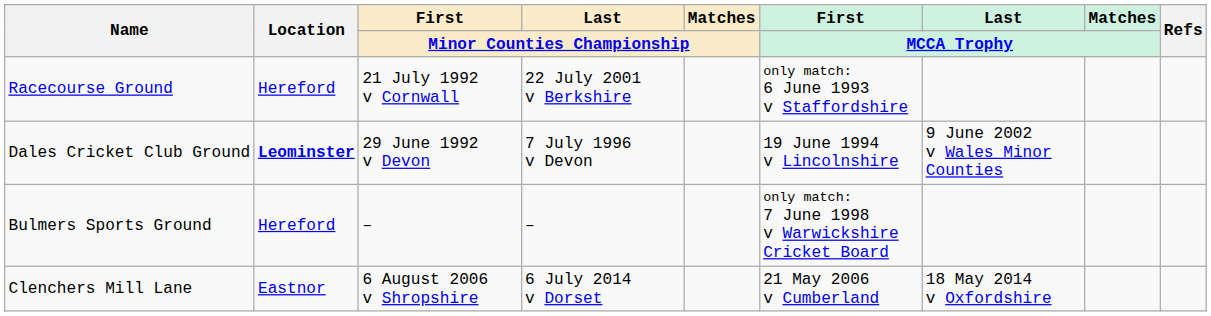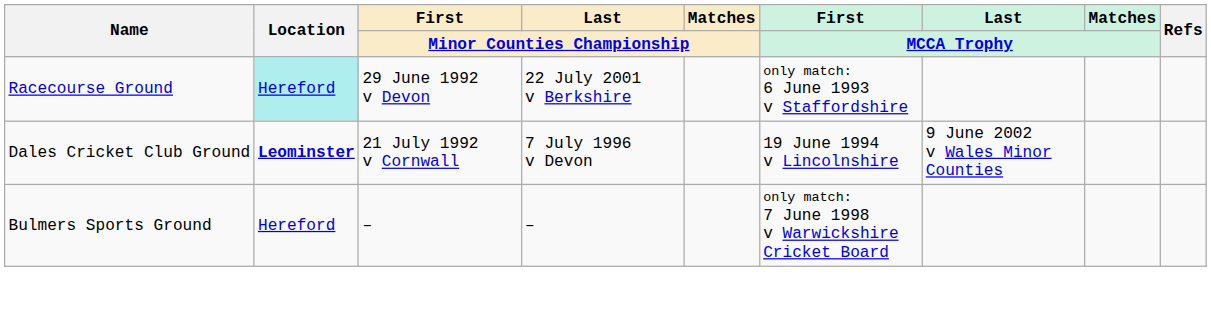(297, 89) no background -> (297, 89) paleturquoise background
(420, 89) 21 July 1992 v Cornwall -> (420, 89) 29 June 1992 v Devon
(420, 152) 29 June 1992 v Devon -> (420, 152) 21 July 1992 v Cornwall
- row: (100, 289)
